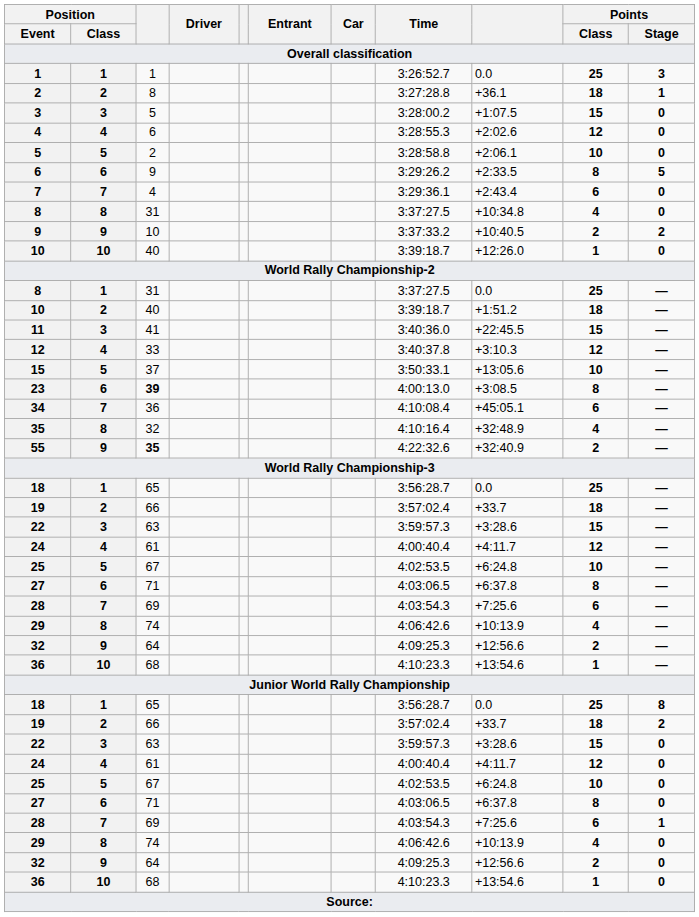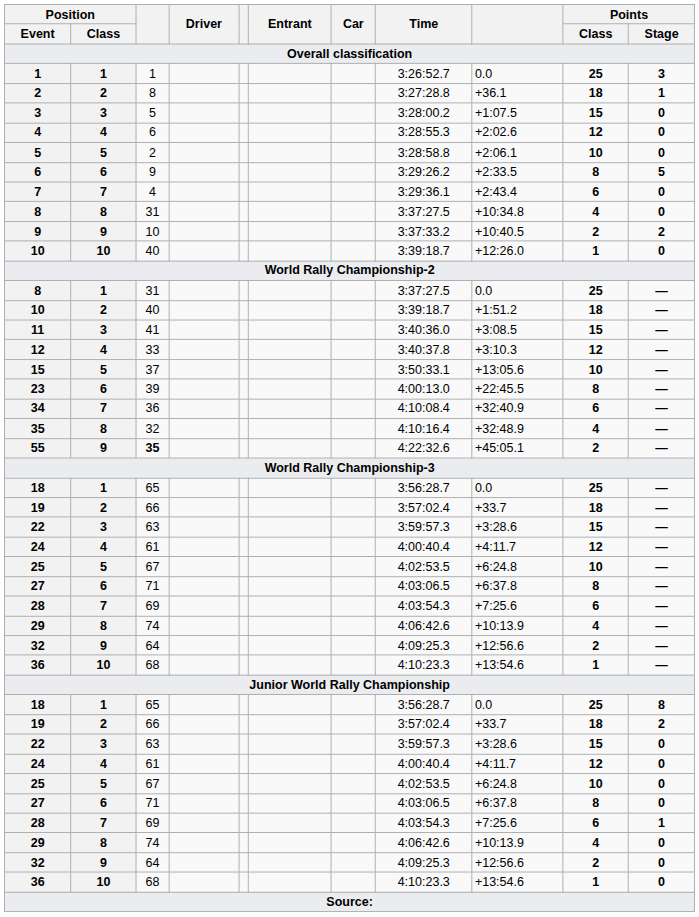(499, 329) +22:45.5 -> (496, 329) +3:08.5
(153, 389) bold -> (153, 389) normal
(496, 389) +3:08.5 -> (499, 389) +22:45.5
(499, 408) +45:05.1 -> (499, 408) +32:40.9
(499, 448) +32:40.9 -> (499, 448) +45:05.1
